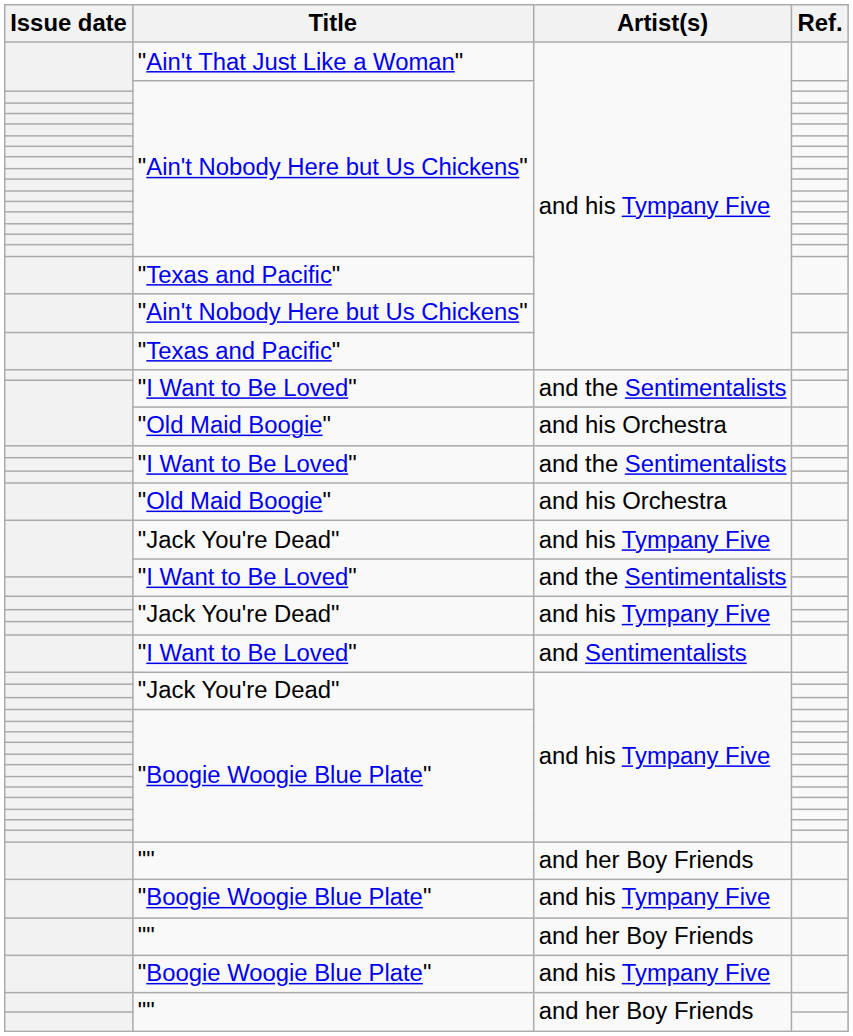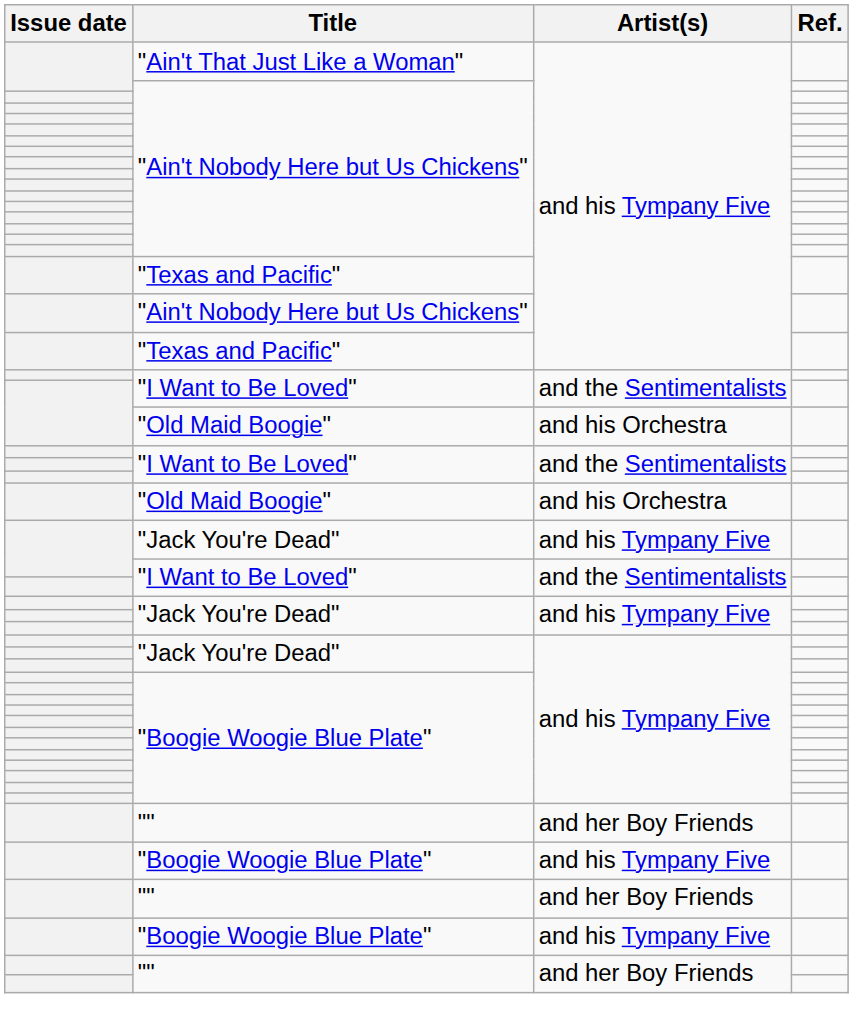- row: (247, 652)
